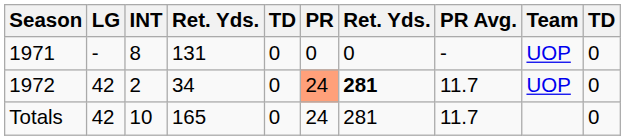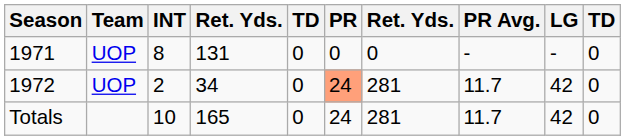columns swapped: (552, 20) <-> (106, 20)
(360, 85) bold -> (384, 85) normal
